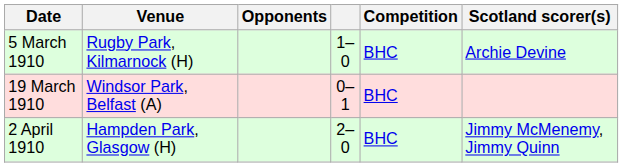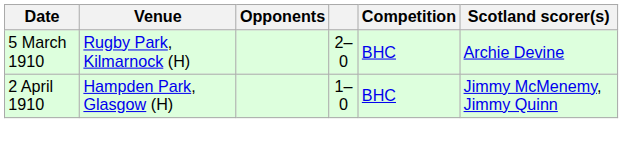(345, 52) 1–0 -> (344, 52) 2–0
- row: (42, 95)
(345, 139) 2–0 -> (344, 95) 1–0
